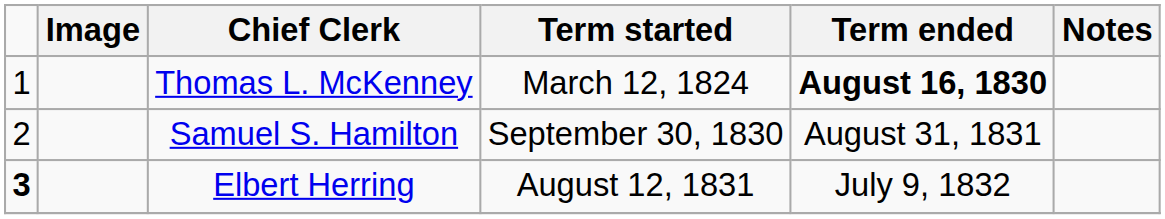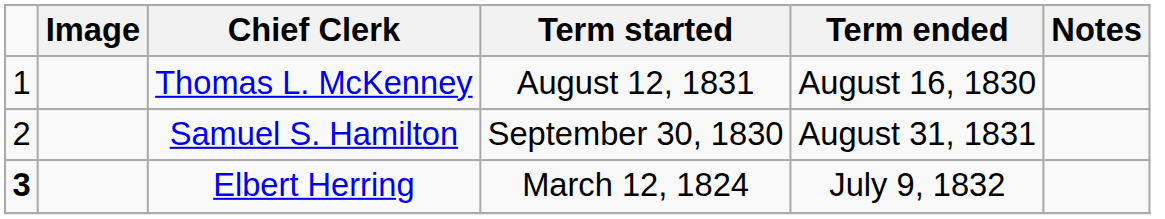(636, 82) March 12, 1824 -> (636, 82) August 12, 1831
(923, 82) bold -> (917, 82) normal
(636, 185) August 12, 1831 -> (636, 185) March 12, 1824
